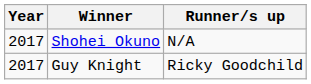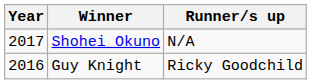(26, 66) 2017 -> (26, 66) 2016
